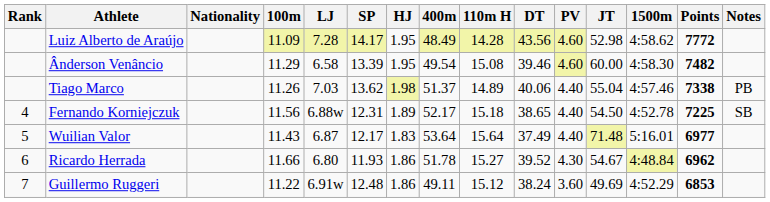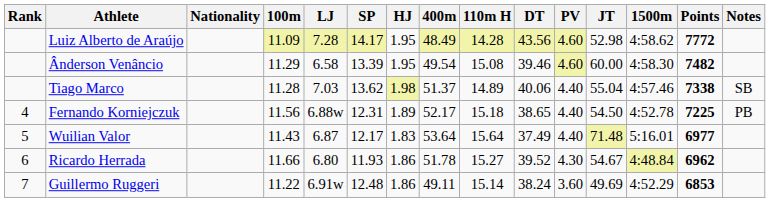(284, 88) 11.26 -> (284, 88) 11.28
(744, 88) PB -> (744, 88) SB
(744, 112) SB -> (744, 112) PB
(487, 185) 15.12 -> (487, 185) 15.14
